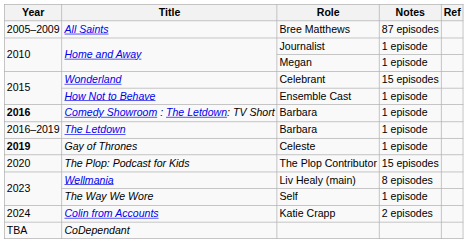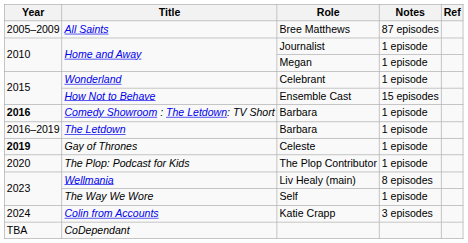(410, 79) 15 episodes -> (405, 79) 1 episode
(405, 96) 1 episode -> (410, 96) 15 episodes
(410, 163) 15 episodes -> (405, 163) 1 episode
(407, 213) 2 episodes -> (407, 213) 3 episodes
